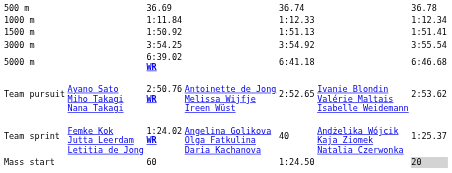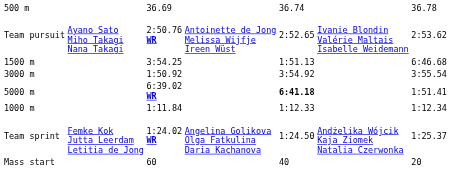rows swapped: (19, 20) <-> (34, 94)
(164, 33) 1:50.92 -> (164, 62) 3:54.25
(429, 33) 1:51.41 -> (429, 62) 6:46.68
(164, 45) 3:54.25 -> (164, 74) 1:50.92
(297, 62) normal -> (297, 91) bold
(429, 62) 6:46.68 -> (429, 91) 1:51.41
(284, 136) 40 -> (297, 136) 1:24.50
(297, 163) 1:24.50 -> (284, 163) 40
(416, 163) lightgrey background -> (416, 163) no background
